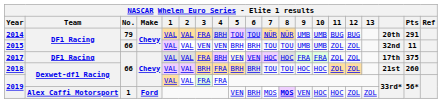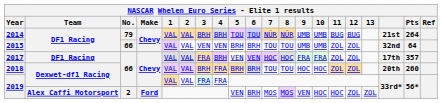(204, 33) FRA -> (204, 33) BRH
(391, 33) 20th -> (391, 33) 21st
(412, 33) 291 -> (412, 33) 264
(412, 45) 11 -> (412, 45) 64
(412, 57) 375 -> (412, 57) 357
(391, 69) 21st -> (391, 69) 20th
(129, 92) 1 -> (129, 92) 2
(287, 92) bold -> (287, 92) normal
